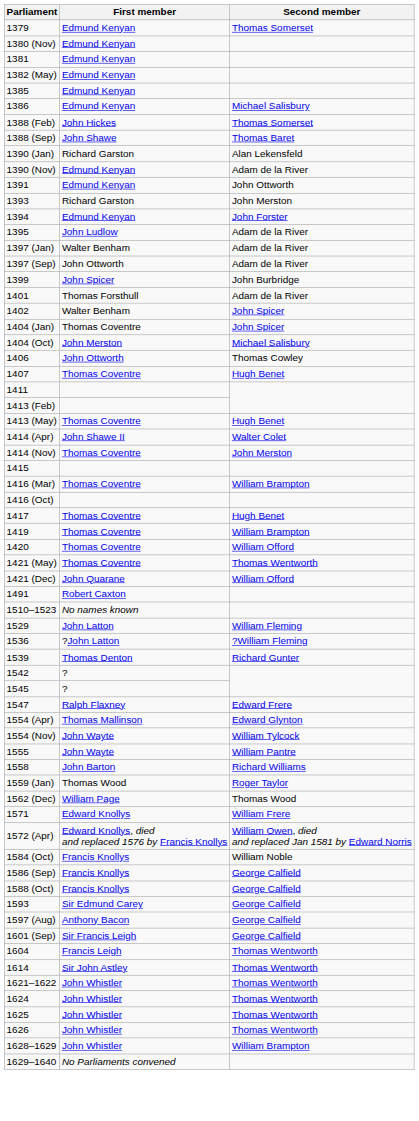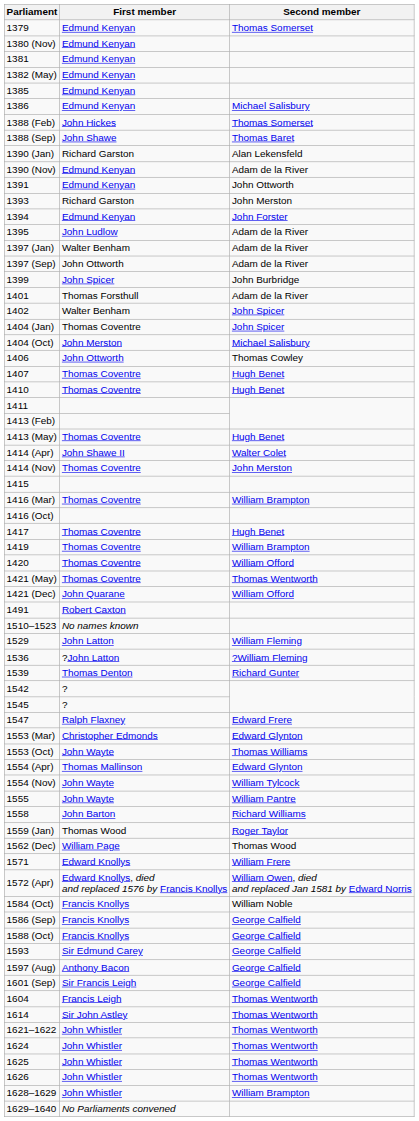+ row: (18, 389)
+ row: (31, 736)
+ row: (30, 751)
